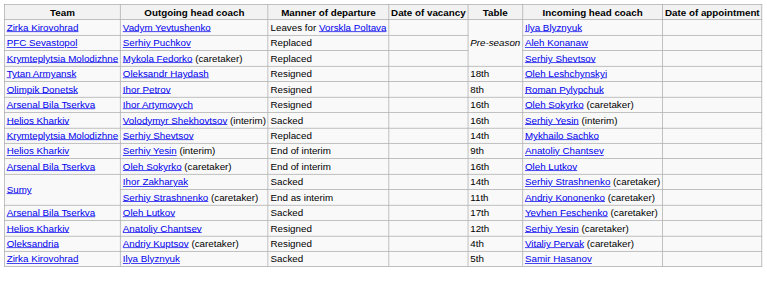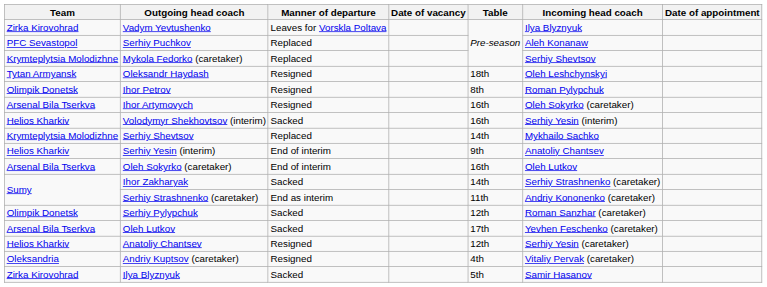+ row: (160, 212)
